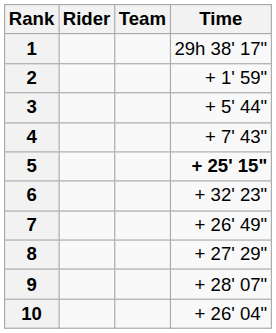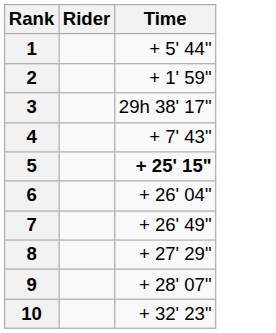- column: (142, 19)
(221, 48) 29h 38' 17" -> (180, 48) + 5' 44"
(236, 107) + 5' 44" -> (165, 107) 29h 38' 17"
(231, 195) + 32' 23" -> (175, 195) + 26' 04"
(231, 313) + 26' 04" -> (175, 313) + 32' 23"
